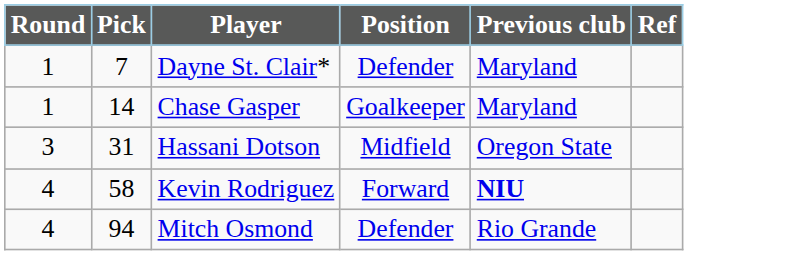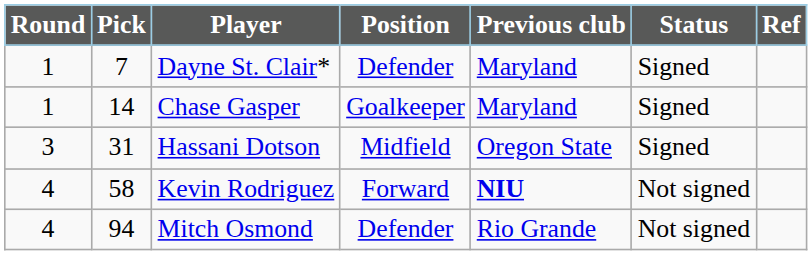+ column: (694, 24)
